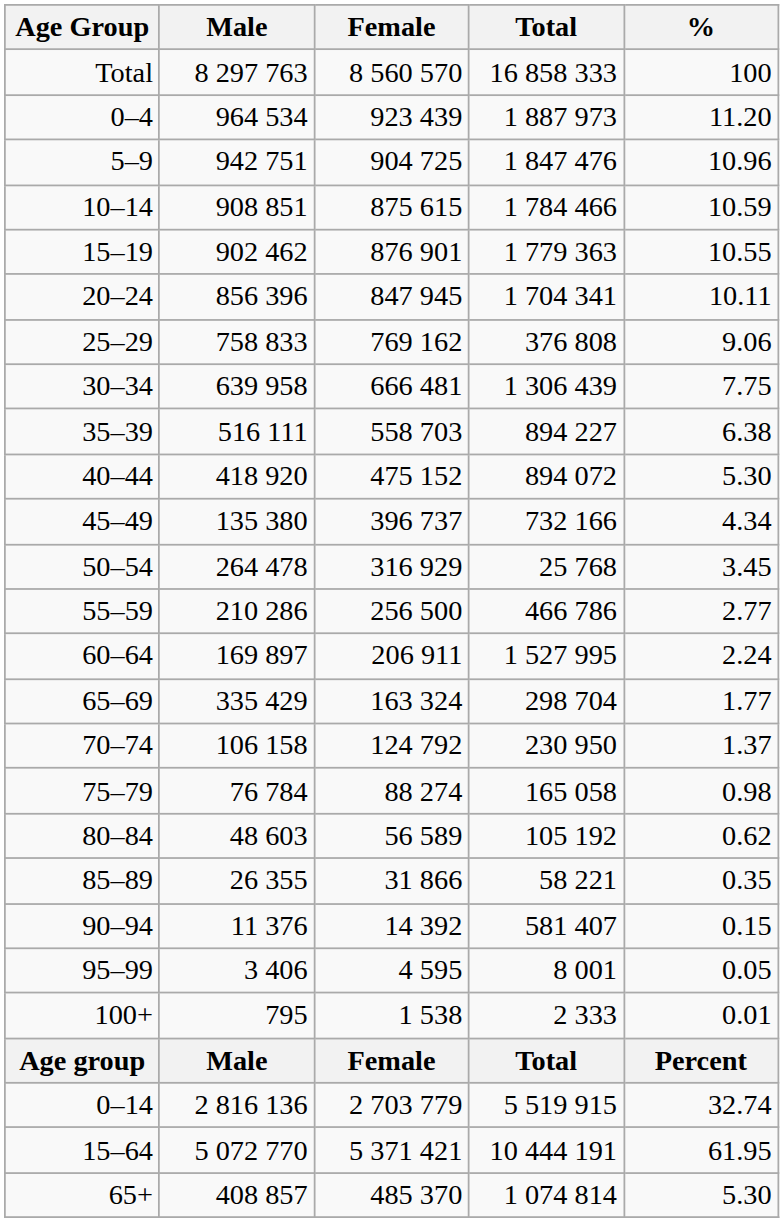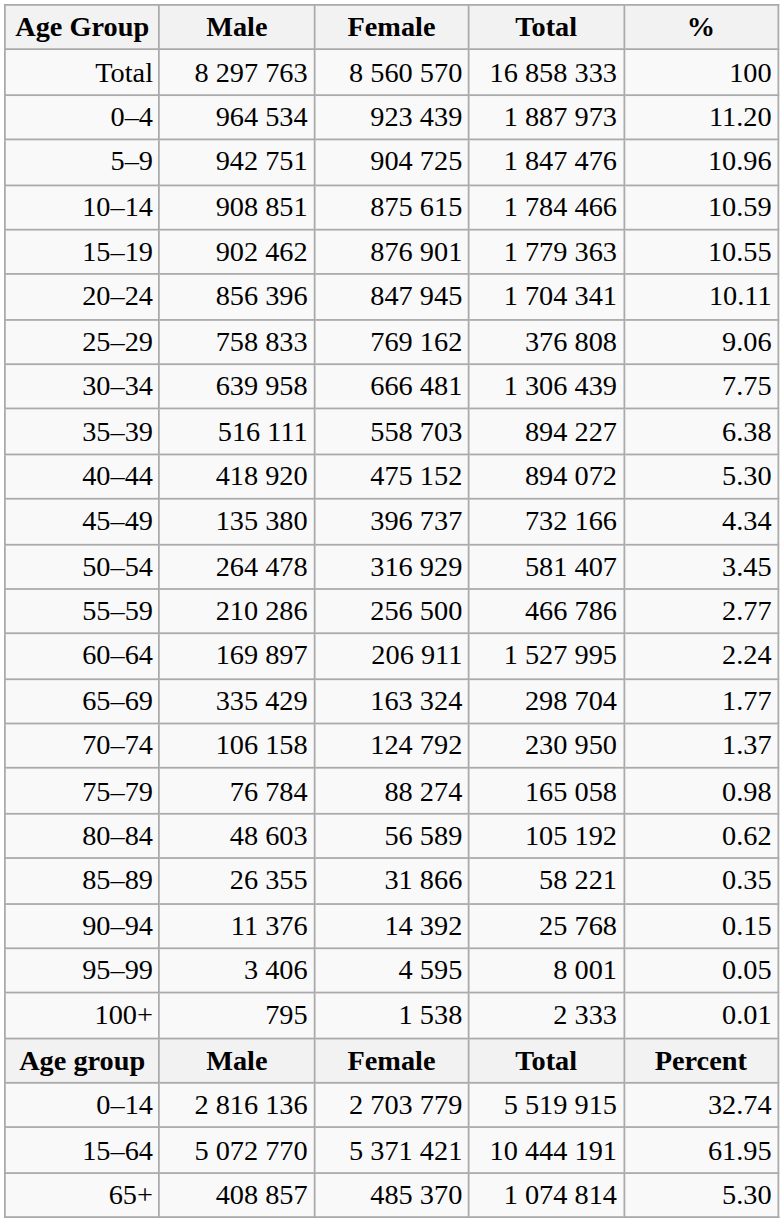(578, 565) 25 768 -> (571, 565) 581 407
(571, 925) 581 407 -> (578, 925) 25 768
